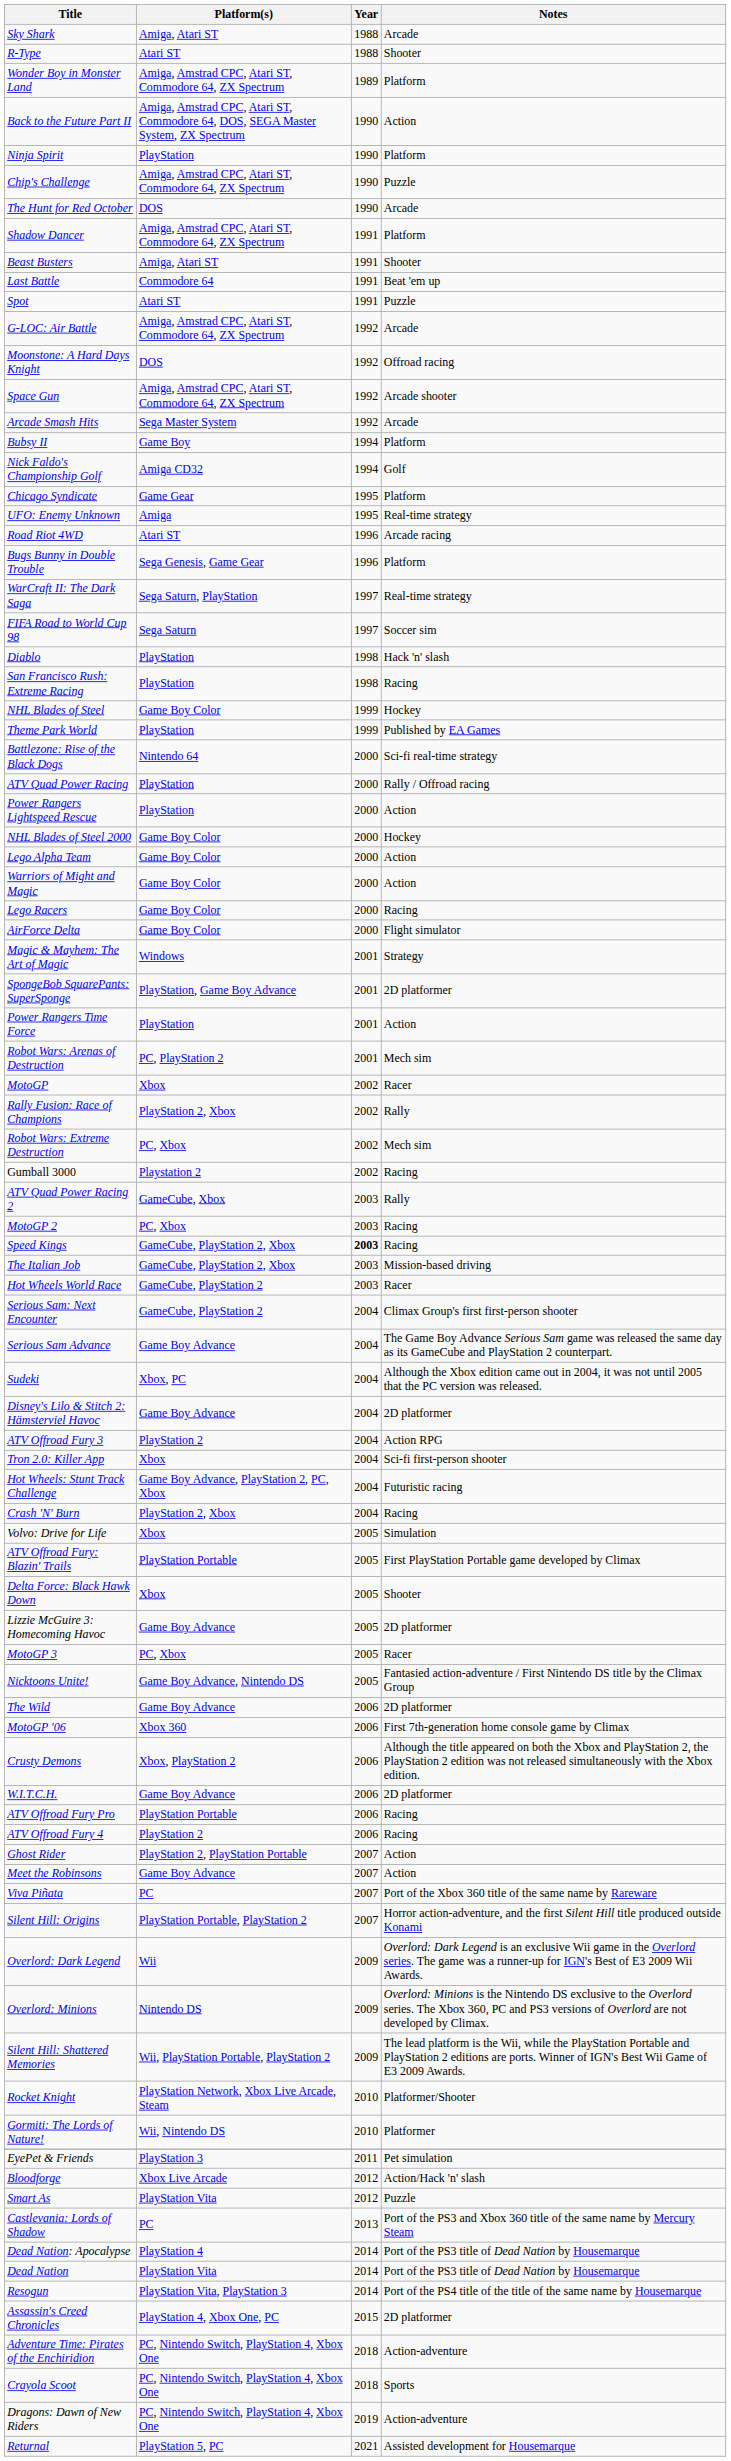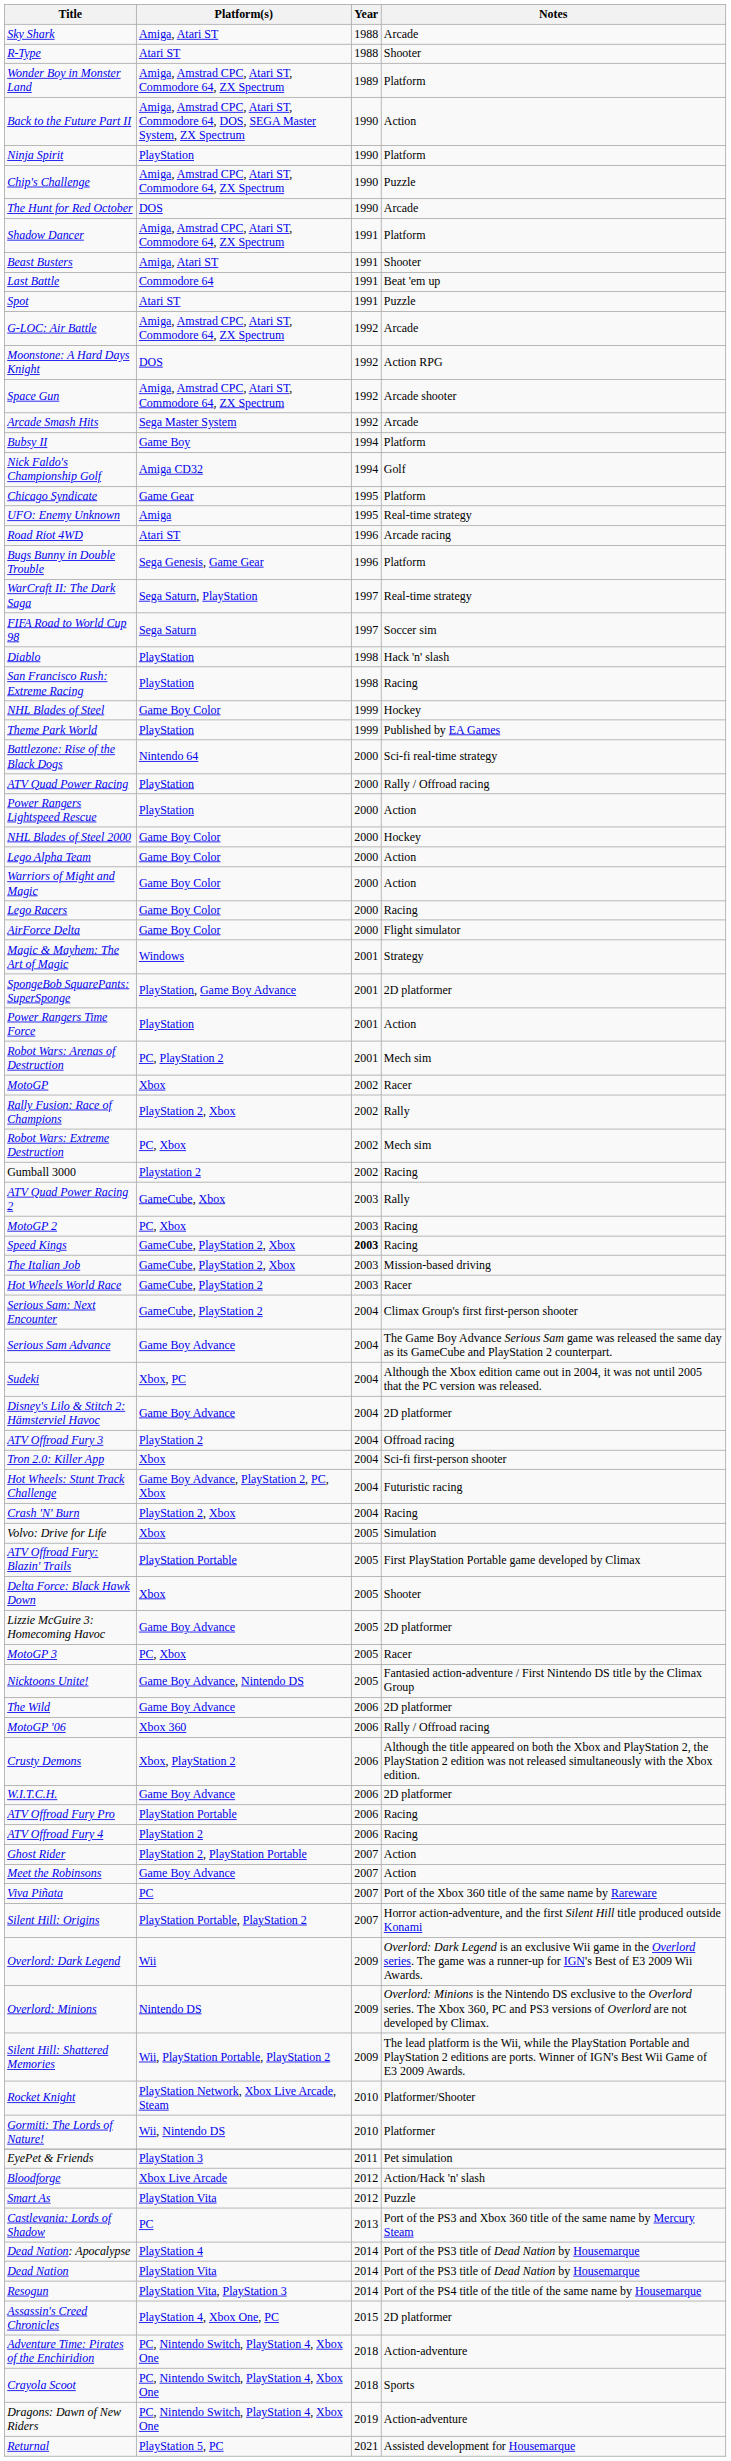(419, 362) Offroad racing -> (413, 362) Action RPG
(413, 1440) Action RPG -> (419, 1440) Offroad racing
(507, 1727) First 7th-generation home console game by Climax -> (437, 1727) Rally / Offroad racing
